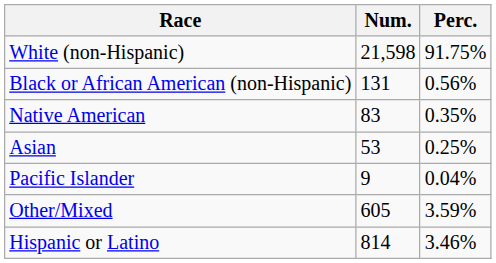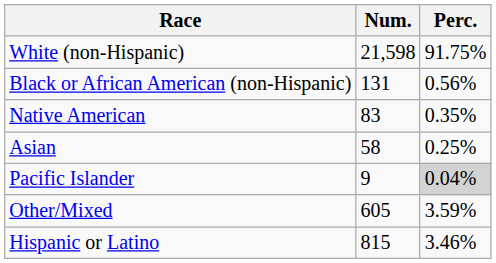(371, 147) 53 -> (371, 147) 58
(451, 178) no background -> (451, 178) lightgrey background
(376, 242) 814 -> (376, 242) 815
